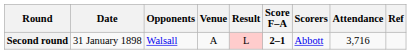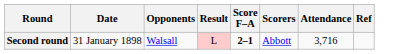- column: (213, 18)
